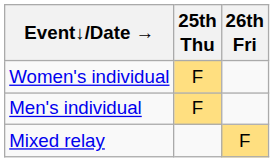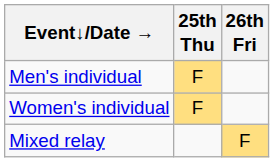rows swapped: (75, 108) <-> (89, 76)
